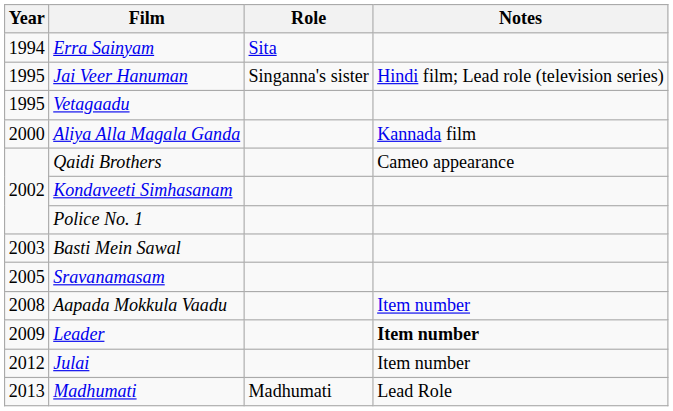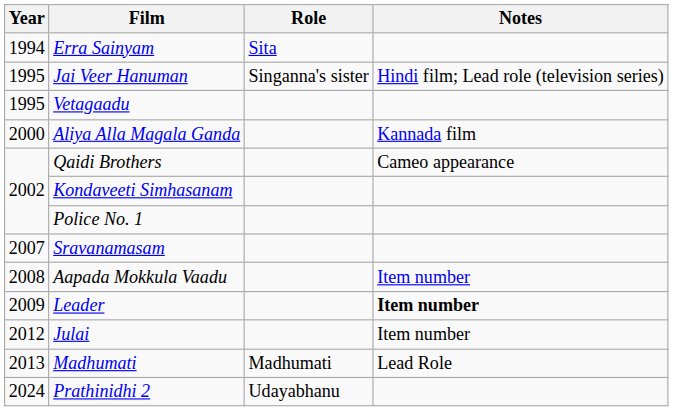- row: (117, 248)
(27, 276) 2005 -> (27, 248) 2007
+ row: (102, 391)
